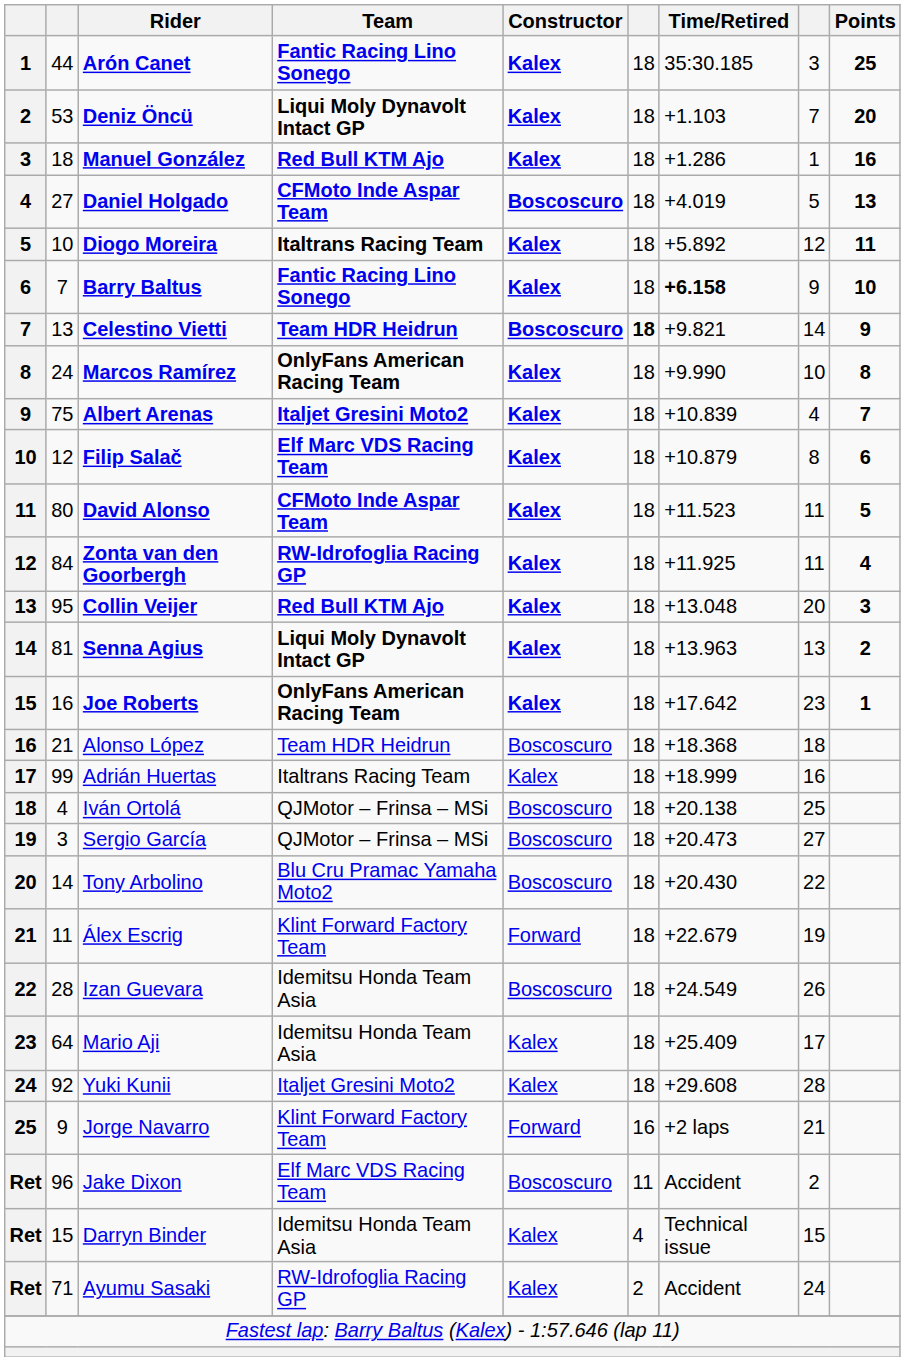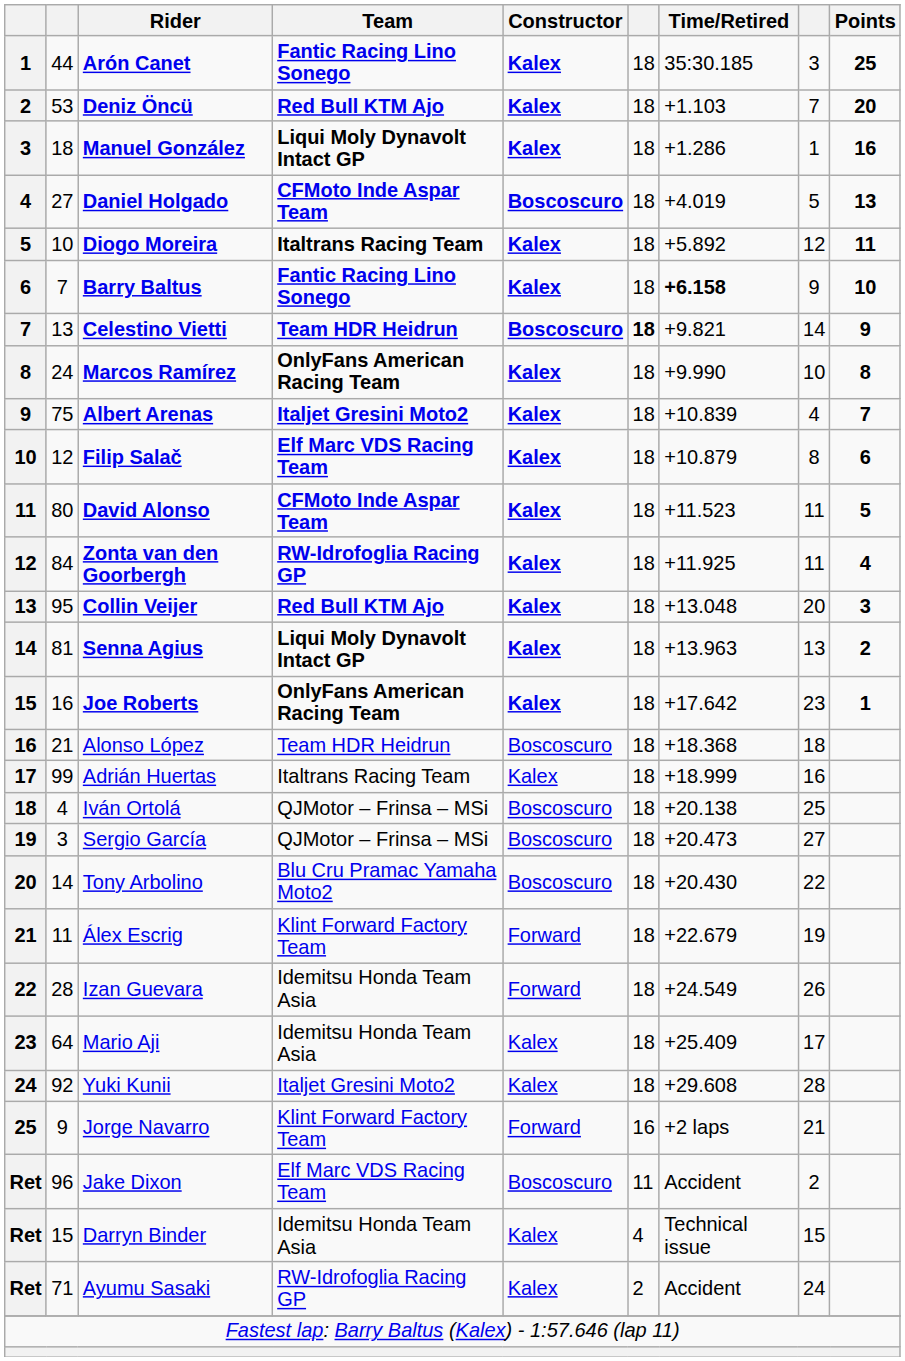(372, 116) Liqui Moly Dynavolt Intact GP -> (361, 105) Red Bull KTM Ajo
(361, 159) Red Bull KTM Ajo -> (372, 148) Liqui Moly Dynavolt Intact GP
(560, 989) Boscoscuro -> (544, 989) Forward
